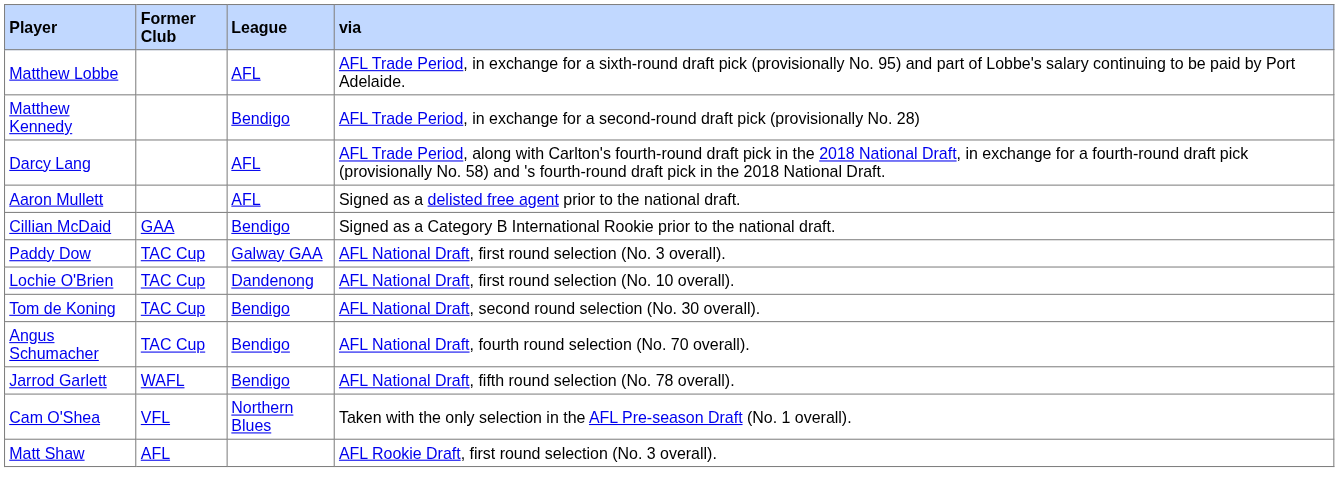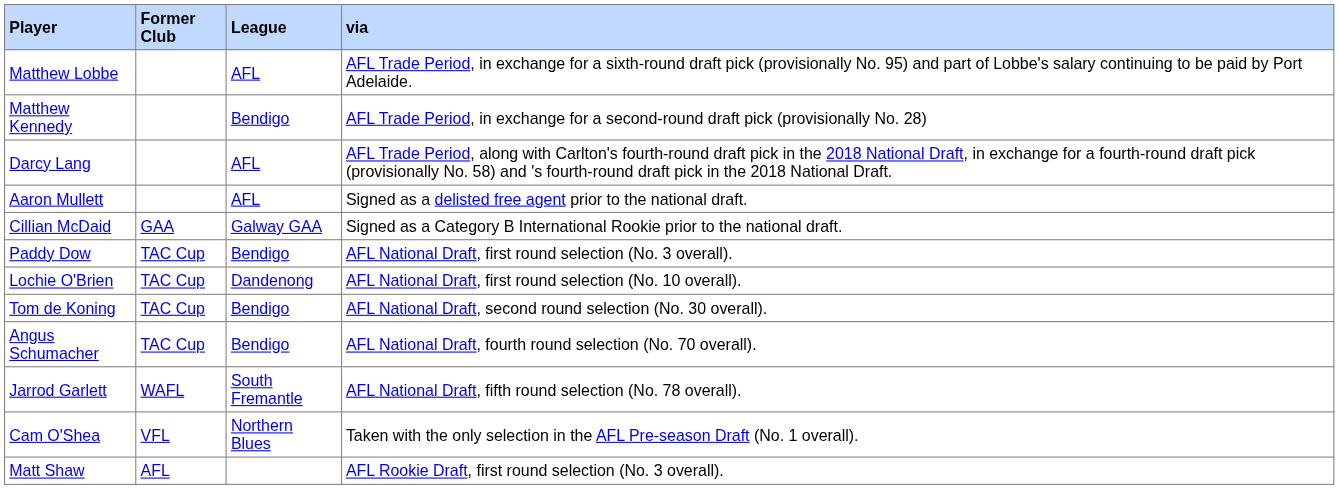(261, 226) Bendigo -> (277, 226) Galway GAA
(277, 253) Galway GAA -> (260, 253) Bendigo
(261, 380) Bendigo -> (267, 389) South Fremantle
